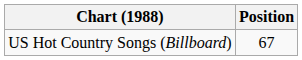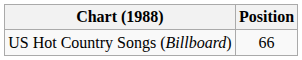(267, 42) 67 -> (267, 42) 66
